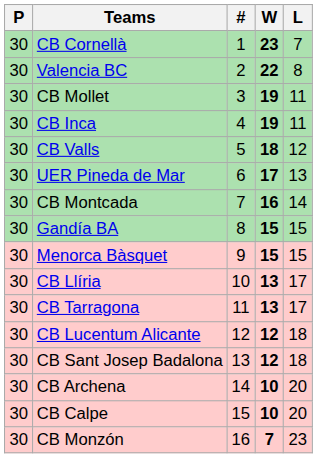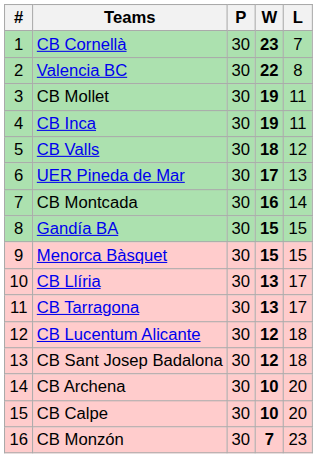columns swapped: (241, 17) <-> (19, 17)
